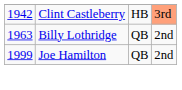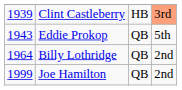(20, 14) 1942 -> (20, 14) 1939
+ row: (73, 34)
(20, 34) 1963 -> (20, 54) 1964
